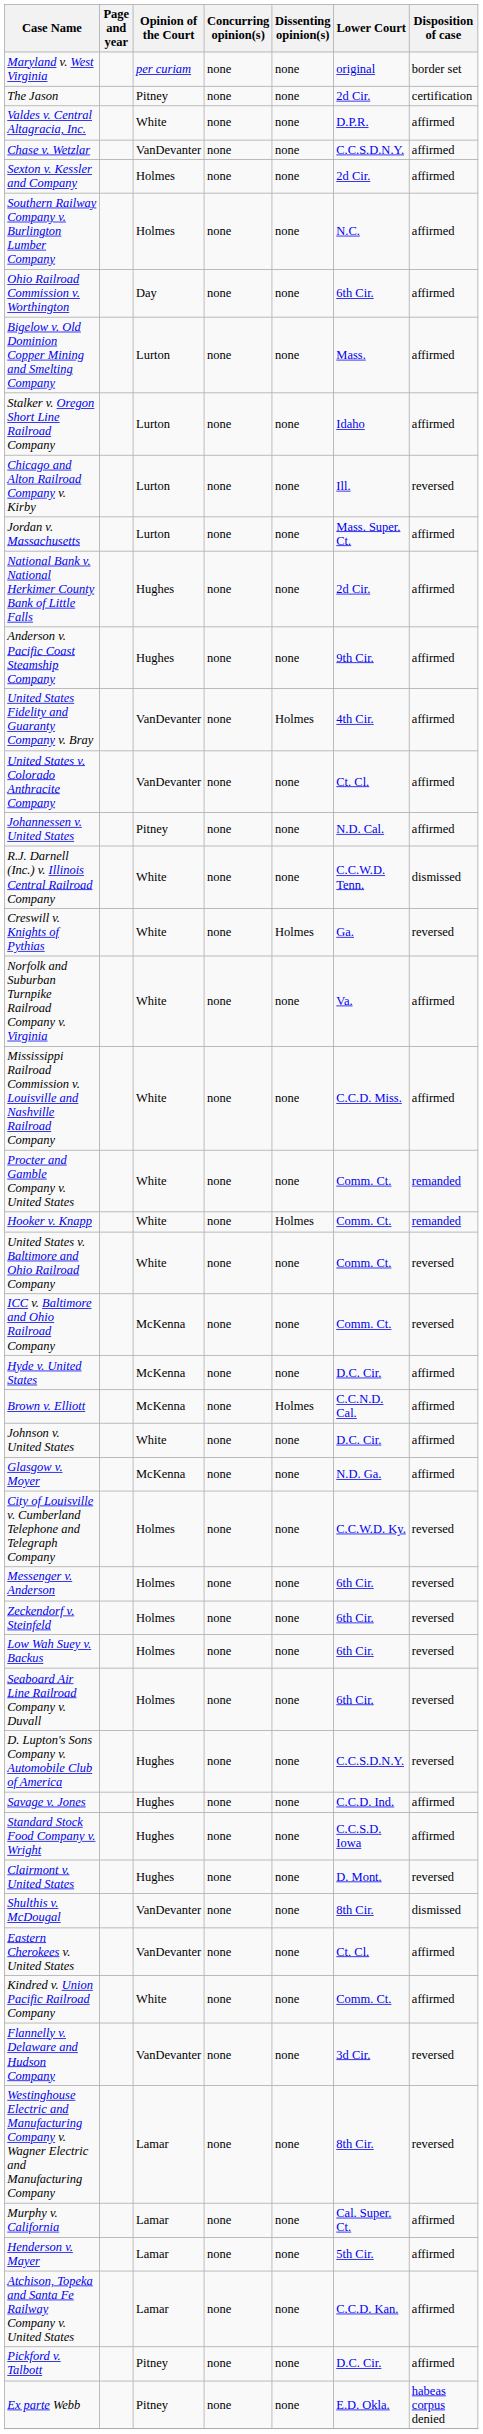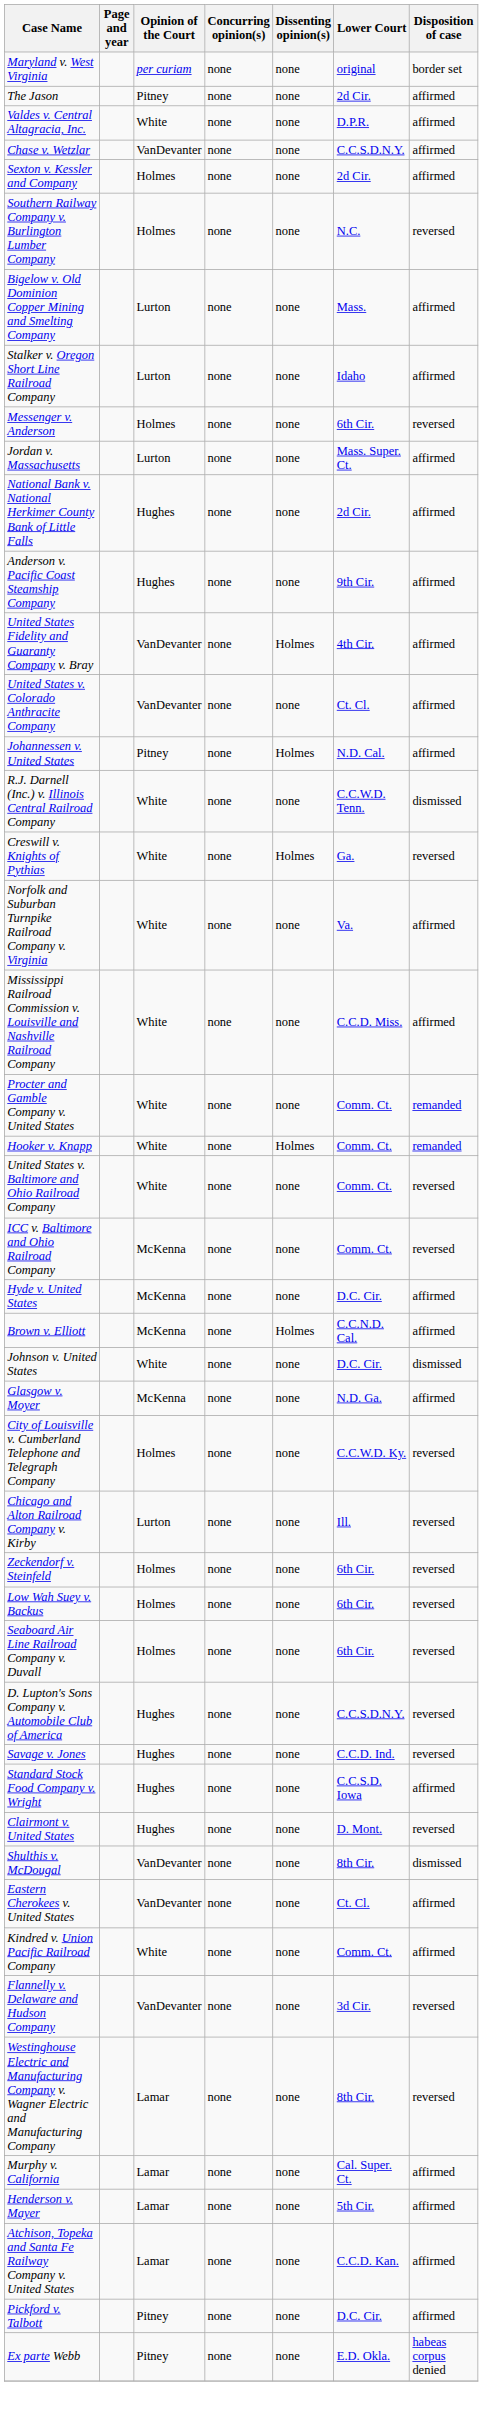(442, 96) certification -> (434, 96) affirmed
(433, 231) affirmed -> (434, 231) reversed
- row: (44, 293)
rows swapped: (44, 486) <-> (40, 1583)
(287, 829) none -> (295, 753) Holmes
(433, 1440) affirmed -> (437, 1364) dismissed
(433, 1802) affirmed -> (434, 1754) reversed
